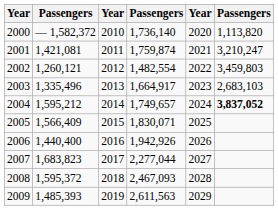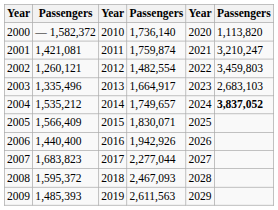(58, 104) 1,595,212 -> (58, 104) 1,535,212
